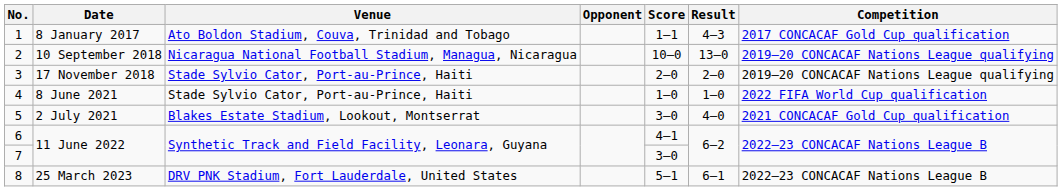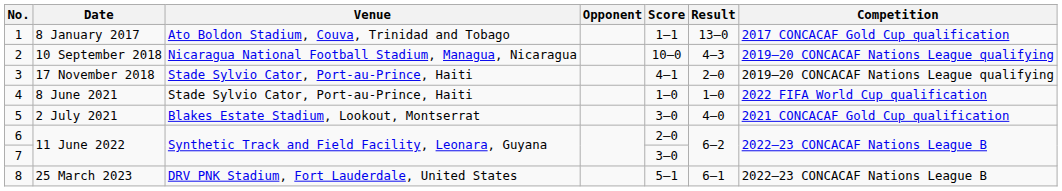(713, 35) 4–3 -> (713, 35) 13–0
(713, 55) 13–0 -> (713, 55) 4–3
(667, 75) 2–0 -> (667, 75) 4–1
(667, 135) 4–1 -> (667, 135) 2–0
